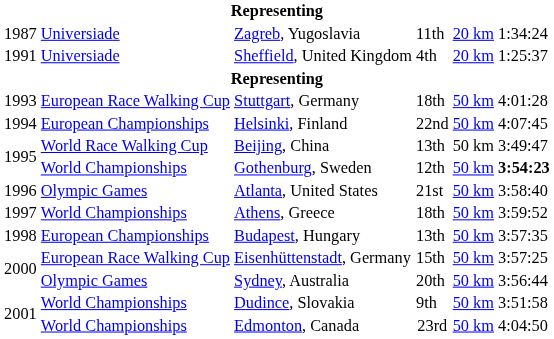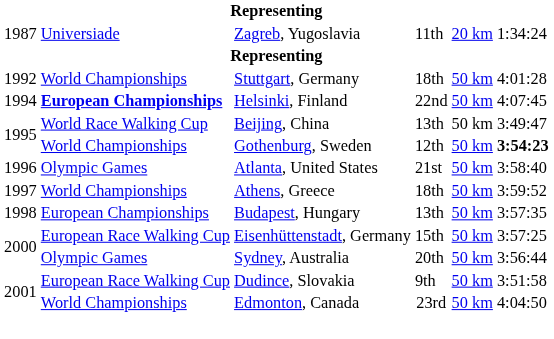- row: (323, 56)
(20, 100) 1993 -> (20, 78) 1992
(135, 100) European Race Walking Cup -> (114, 78) World Championships
(125, 123) normal -> (132, 100) bold
(114, 302) World Championships -> (135, 280) European Race Walking Cup
